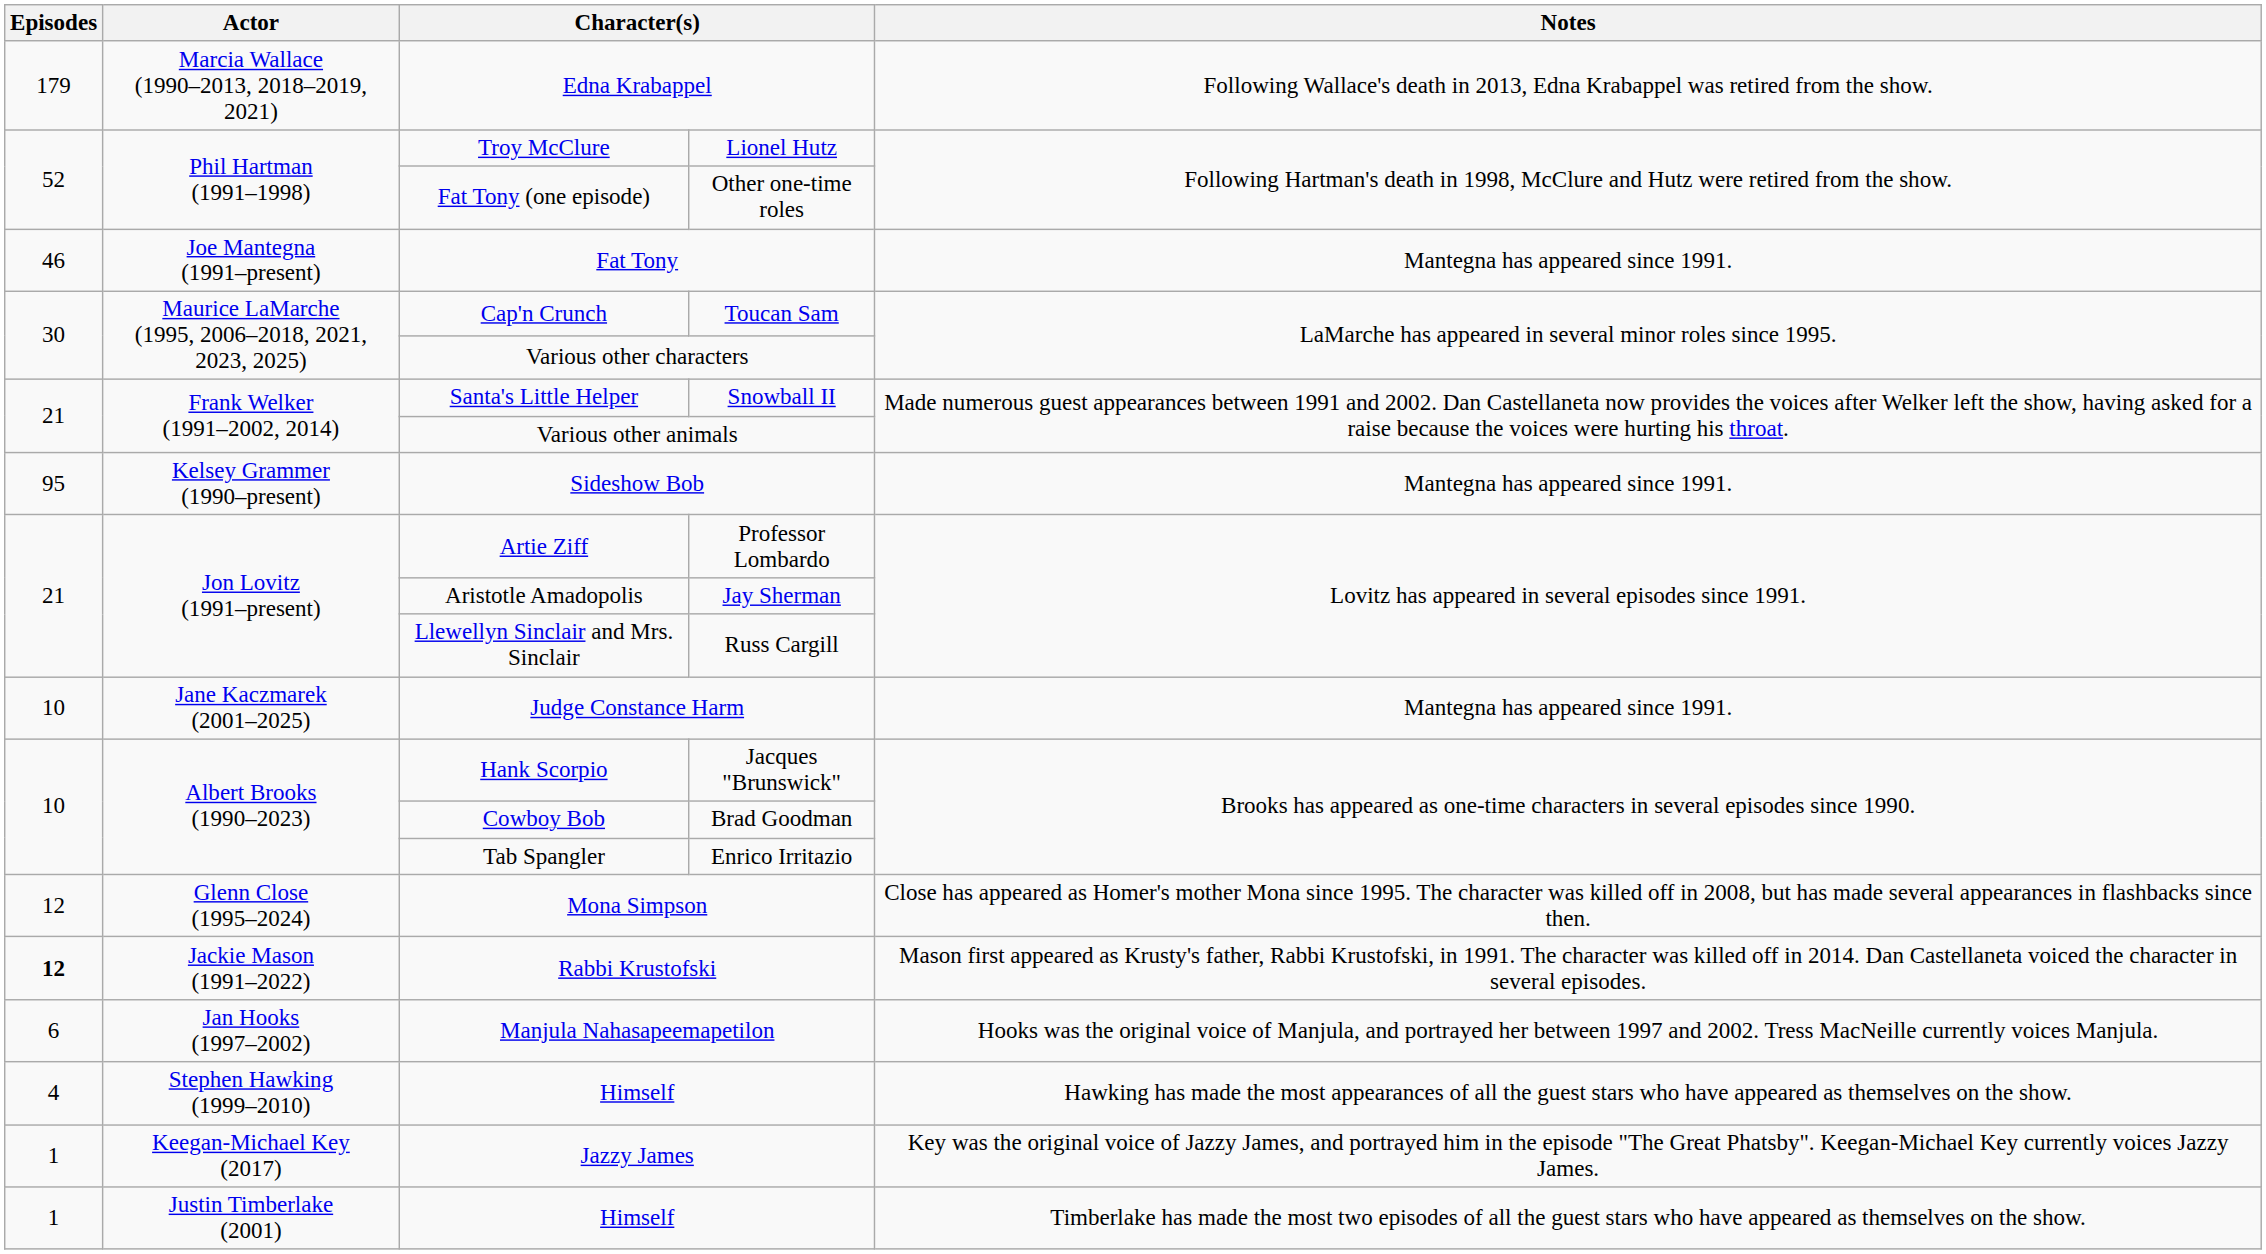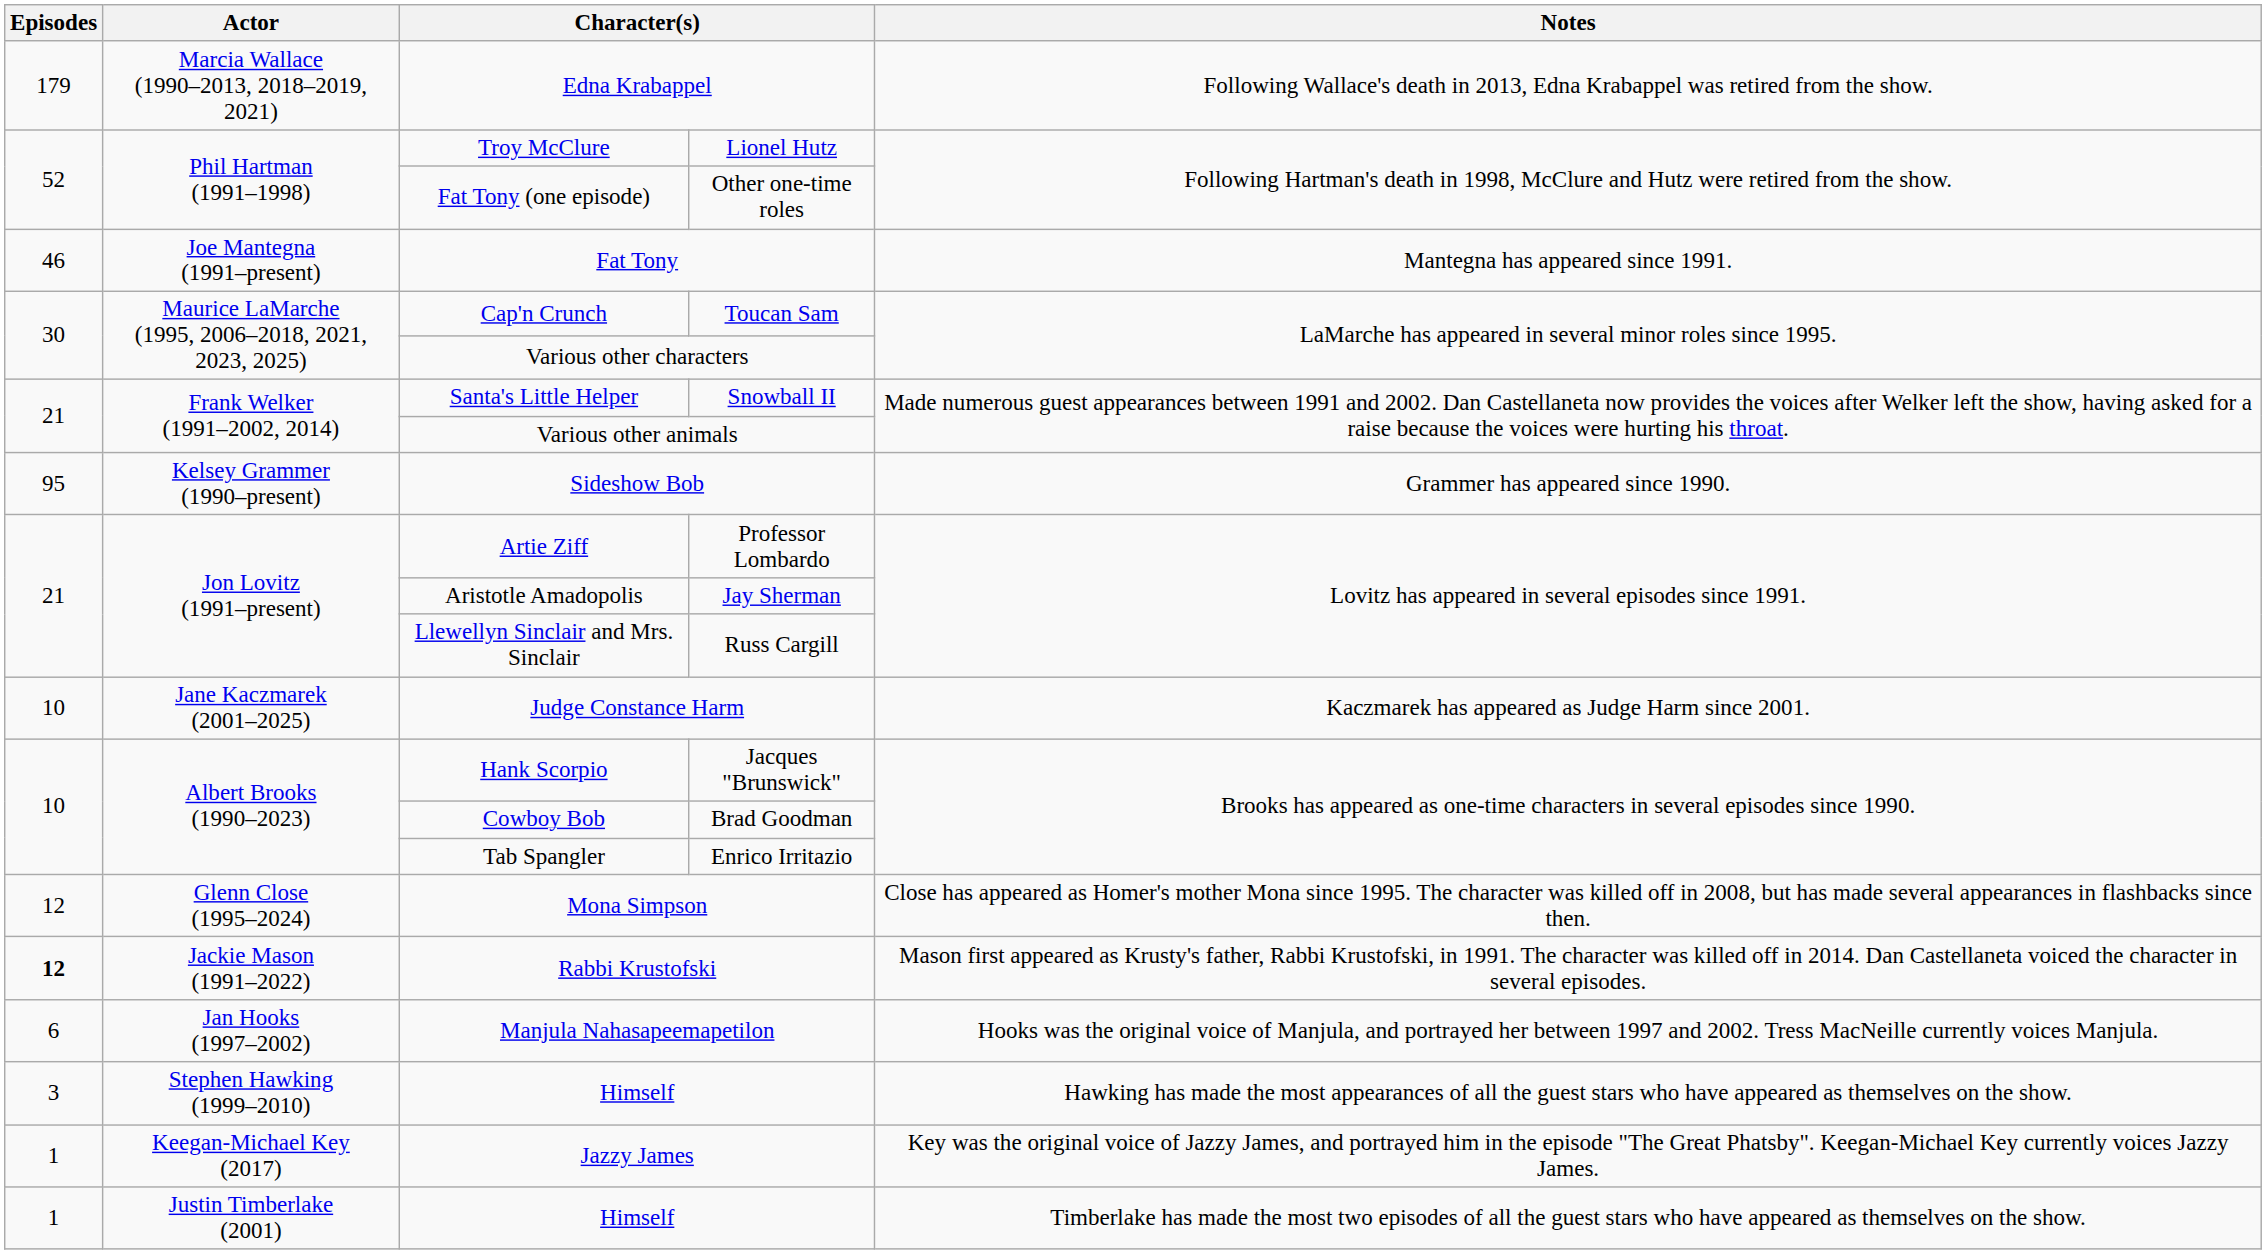(1568, 483) Mantegna has appeared since 1991. -> (1568, 483) Grammer has appeared since 1990.
(1568, 707) Mantegna has appeared since 1991. -> (1568, 707) Kaczmarek has appeared as Judge Harm since 2001.
(54, 1092) 4 -> (54, 1092) 3
